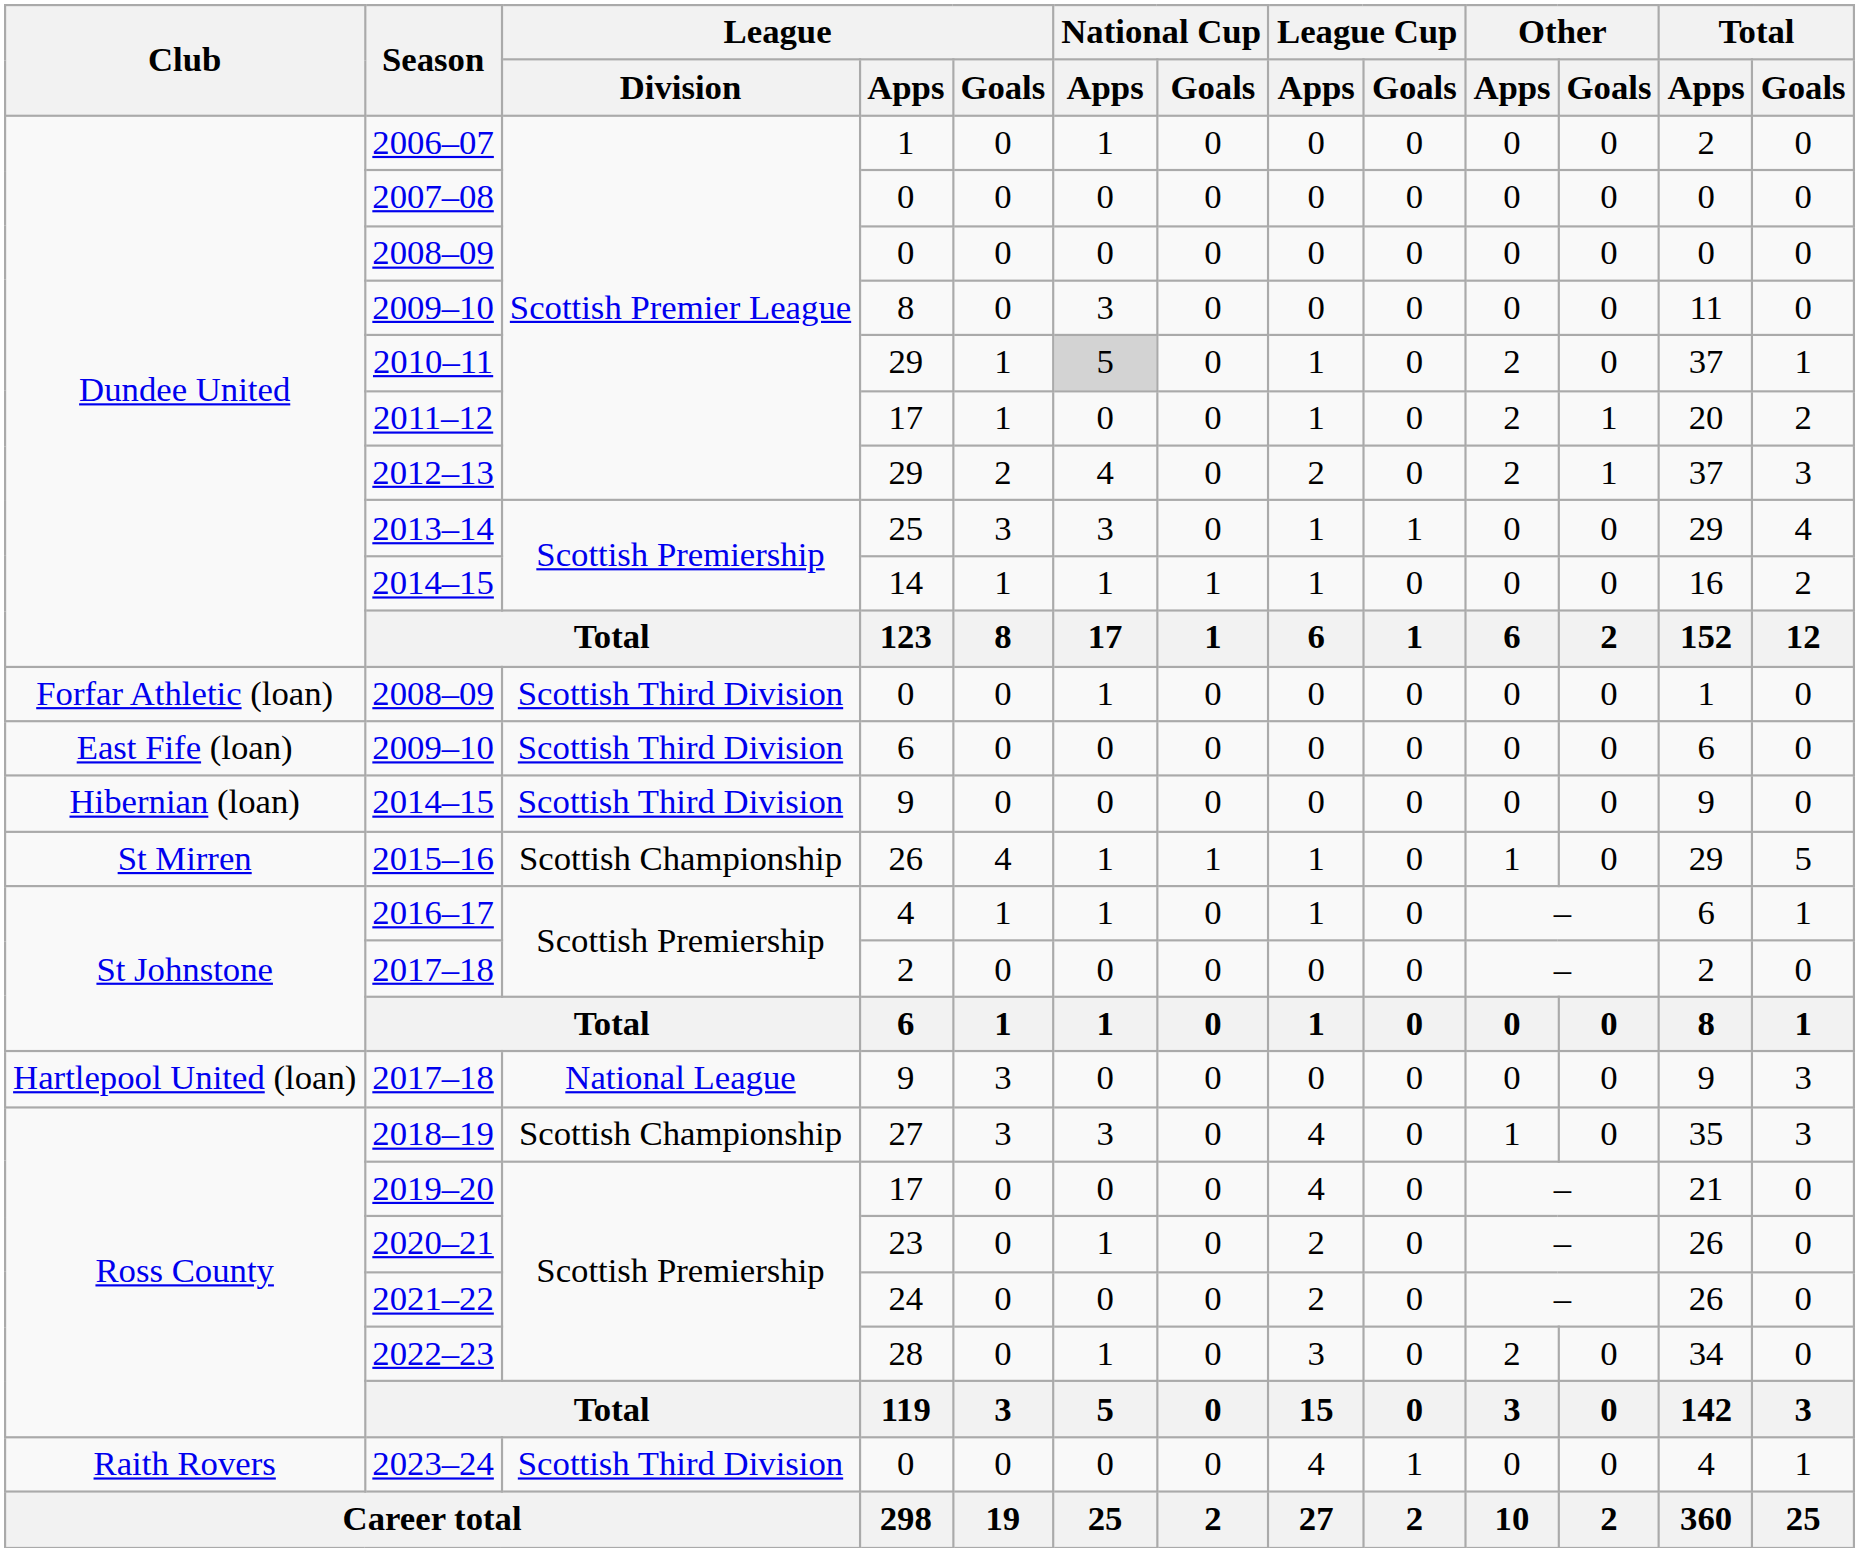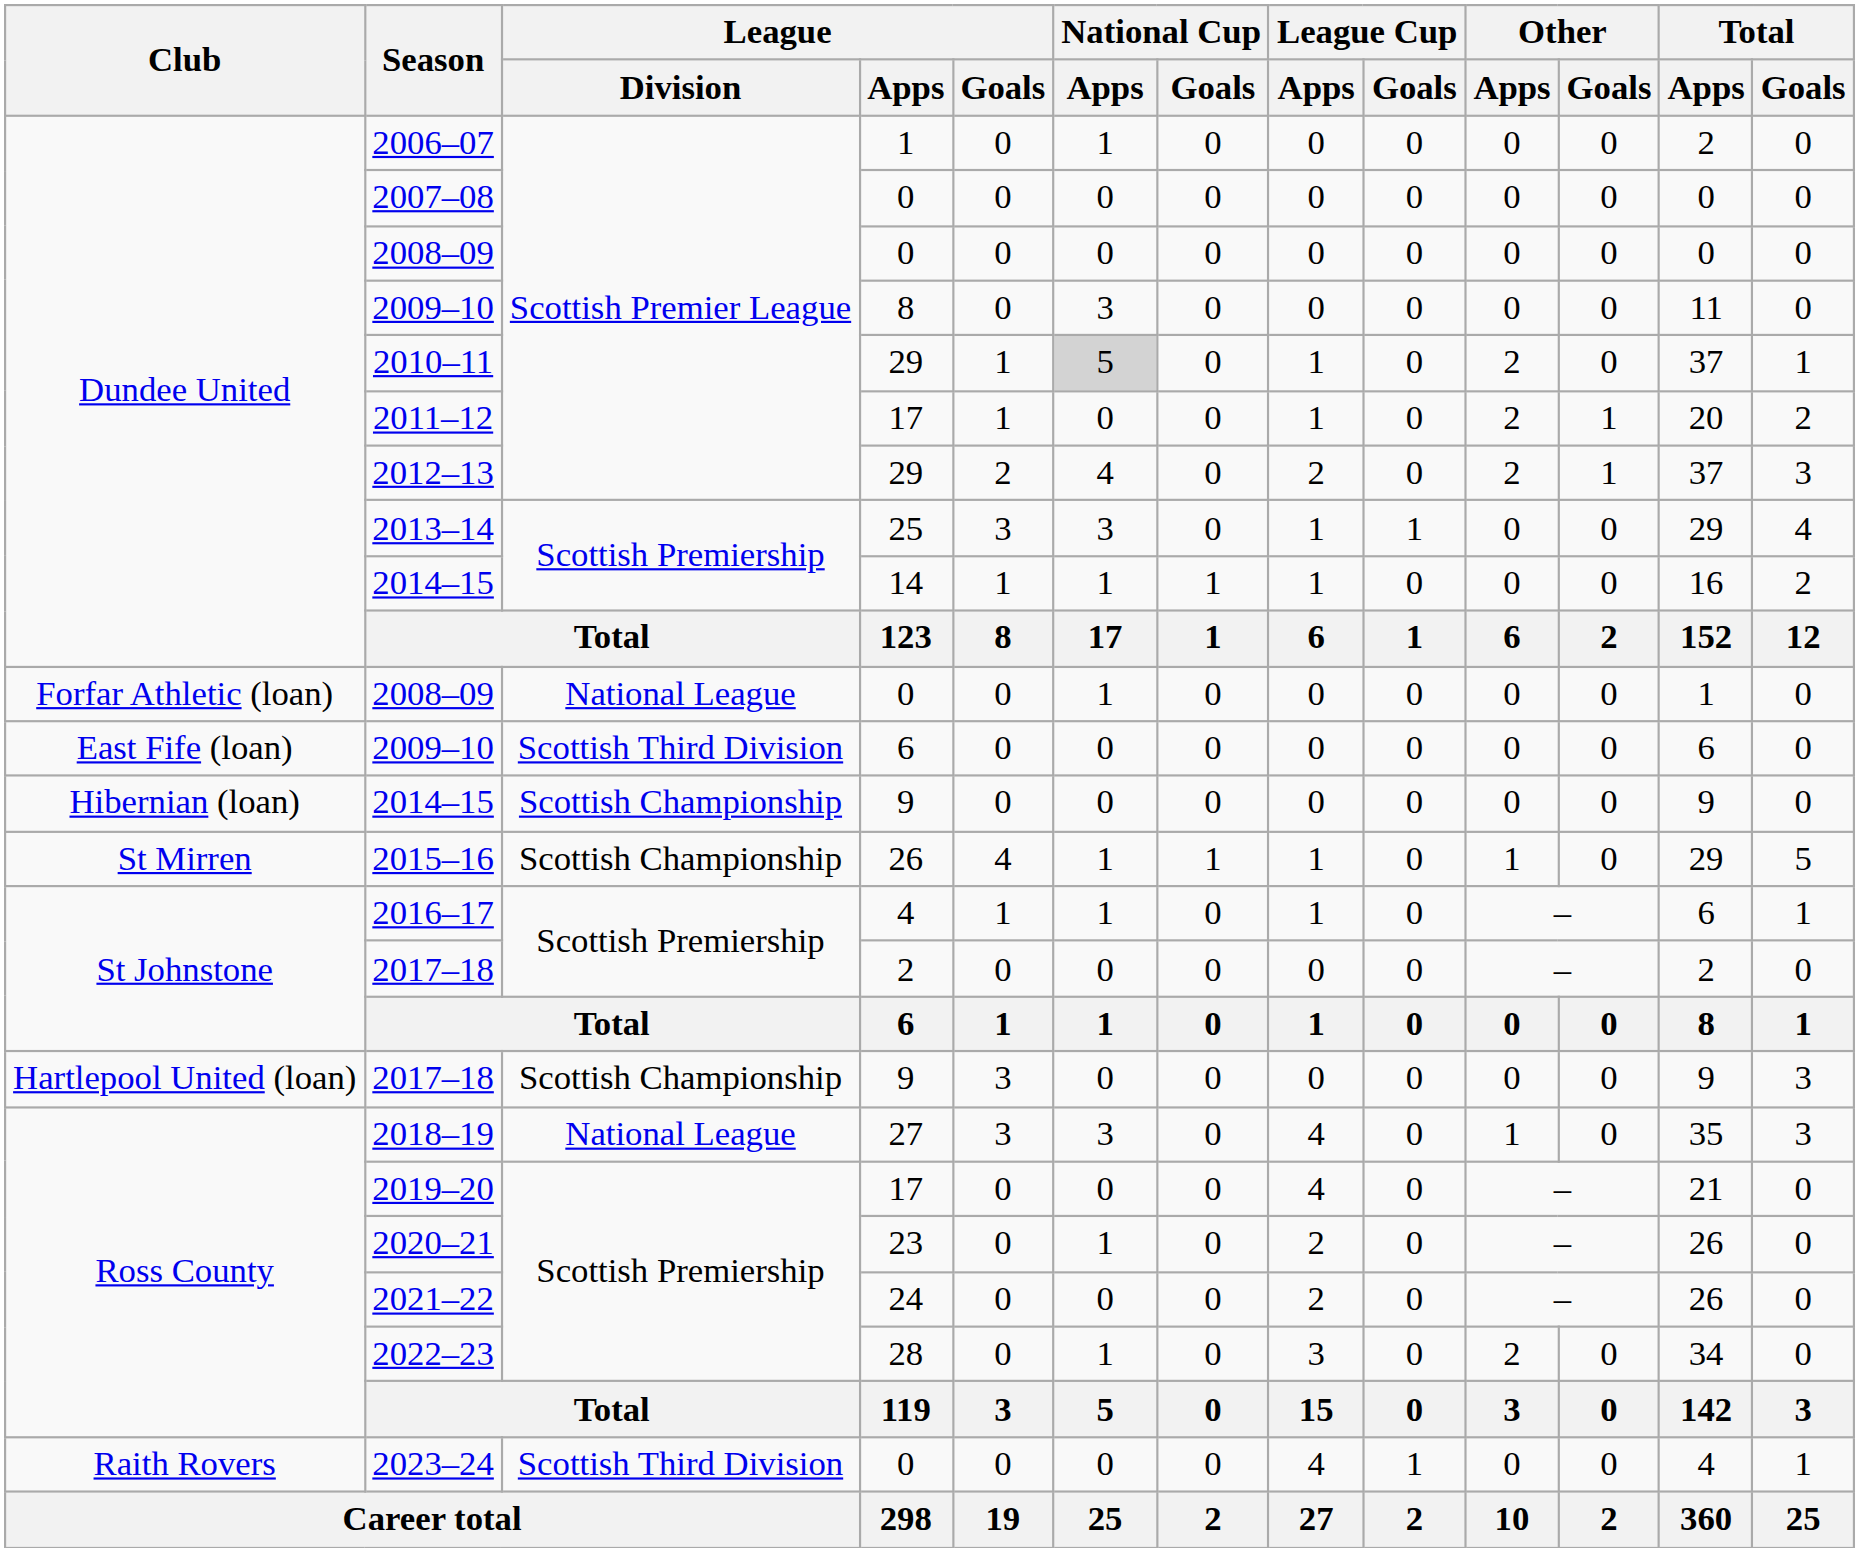(680, 692) Scottish Third Division -> (681, 692) National League
(680, 802) Scottish Third Division -> (680, 802) Scottish Championship
(681, 1078) National League -> (680, 1078) Scottish Championship
(680, 1133) Scottish Championship -> (681, 1133) National League
